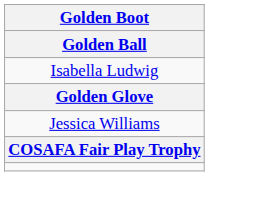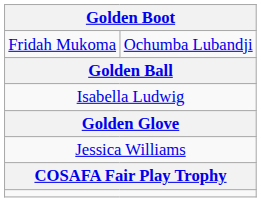+ row: (62, 44)
